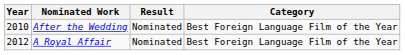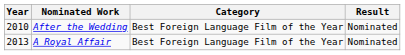columns swapped: (292, 12) <-> (157, 12)
(18, 42) 2012 -> (18, 42) 2013
